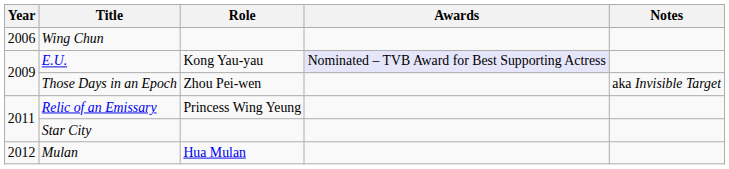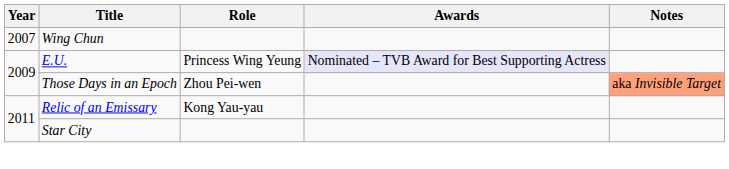(22, 39) 2006 -> (22, 39) 2007
(223, 61) Kong Yau-yau -> (242, 61) Princess Wing Yeung
(667, 84) no background -> (667, 84) lightsalmon background
(242, 107) Princess Wing Yeung -> (223, 107) Kong Yau-yau
- row: (60, 153)
